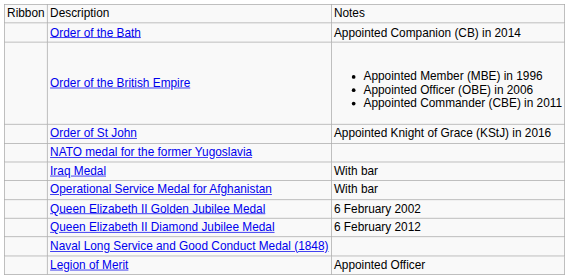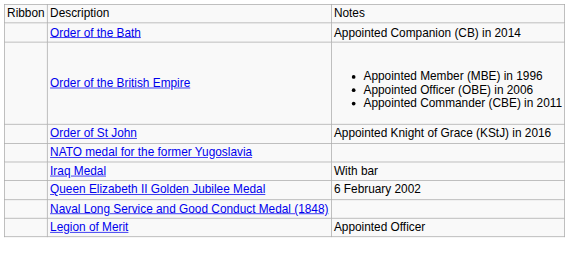- row: (161, 190)
- row: (162, 227)
